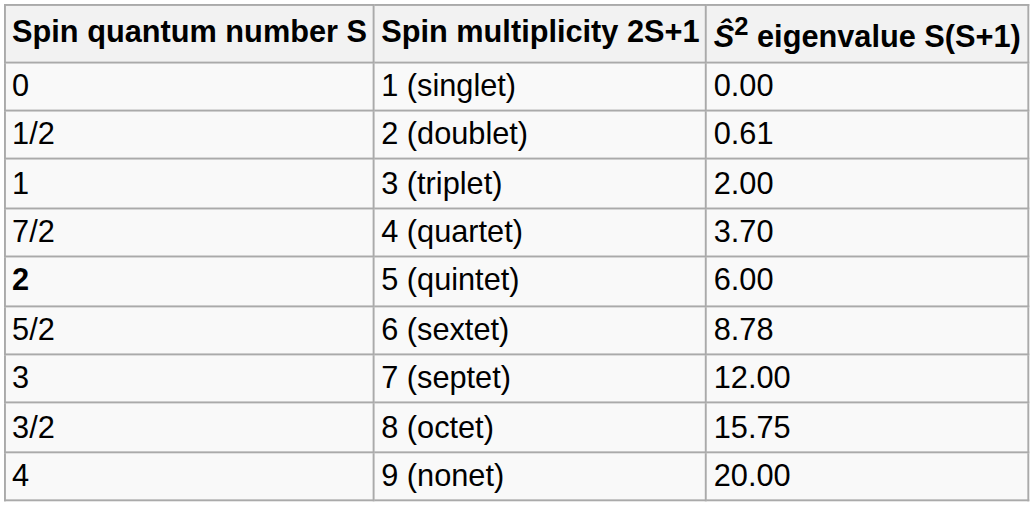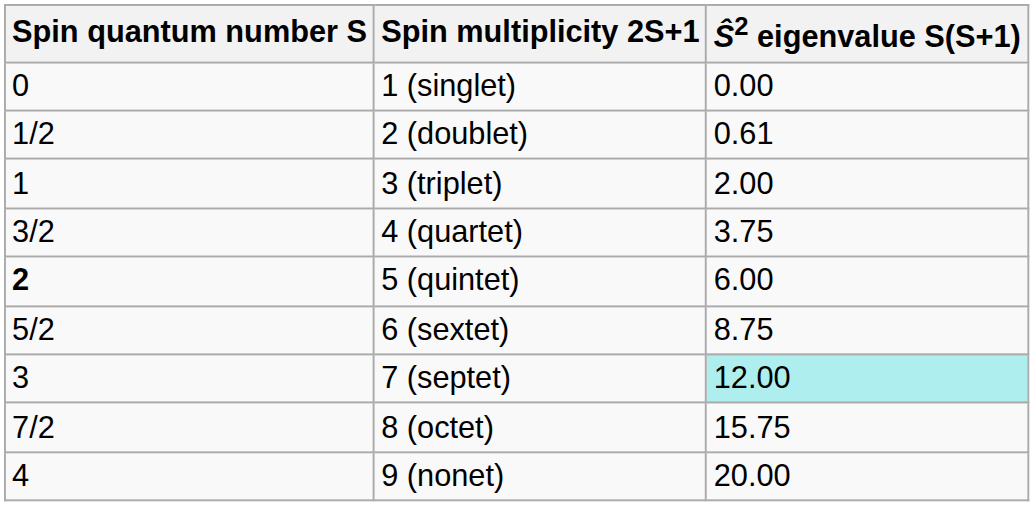(33, 232) 7/2 -> (33, 232) 3/2
(744, 232) 3.70 -> (744, 232) 3.75
(744, 329) 8.78 -> (744, 329) 8.75
(752, 378) no background -> (752, 378) paleturquoise background
(33, 426) 3/2 -> (33, 426) 7/2
